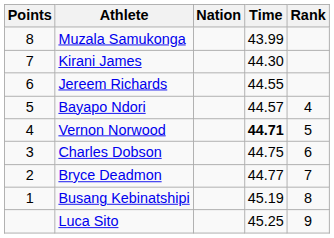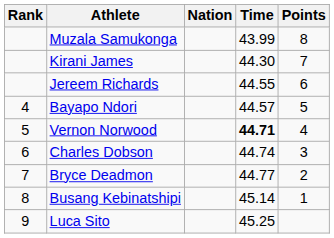columns swapped: (308, 15) <-> (30, 15)
(266, 152) 44.75 -> (257, 152) 44.74
(266, 198) 45.19 -> (257, 198) 45.14
